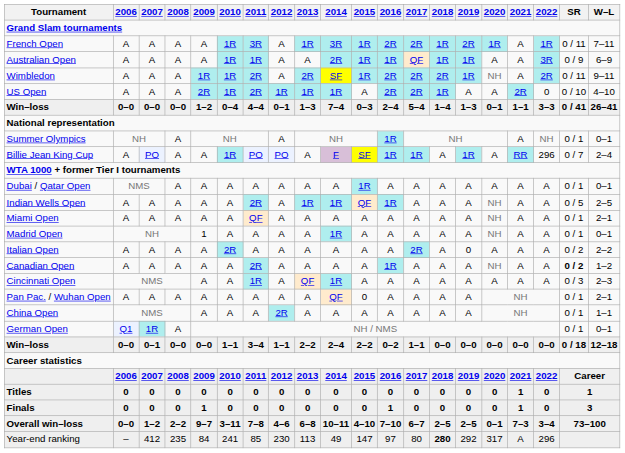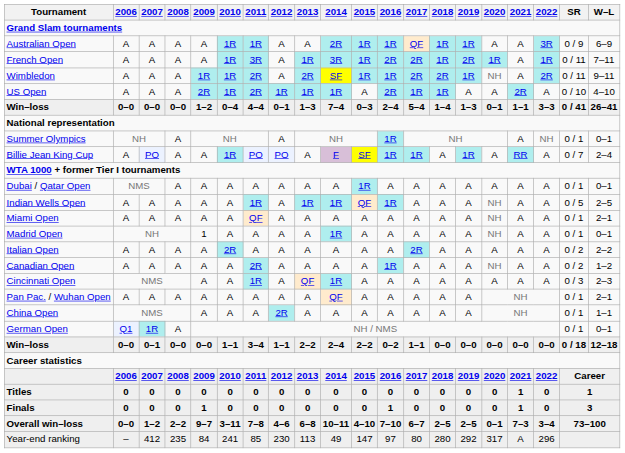rows swapped: (41, 60) <-> (35, 44)
(391, 76) 2R -> (391, 76) 1R
(417, 91) 2R -> (417, 91) 1R
(547, 91) 0 -> (547, 91) A
(547, 155) 296 -> (547, 155) A
(256, 202) 2R -> (256, 202) 1R
(469, 250) 0 -> (469, 250) A
(574, 266) bold -> (574, 266) normal
(364, 297) 0 -> (364, 297) A
(443, 440) bold -> (443, 440) normal
